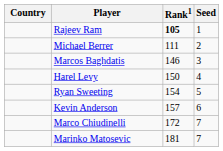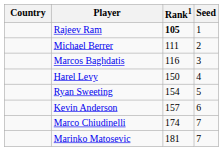(172, 61) 146 -> (172, 61) 116
(172, 123) 172 -> (172, 123) 174
